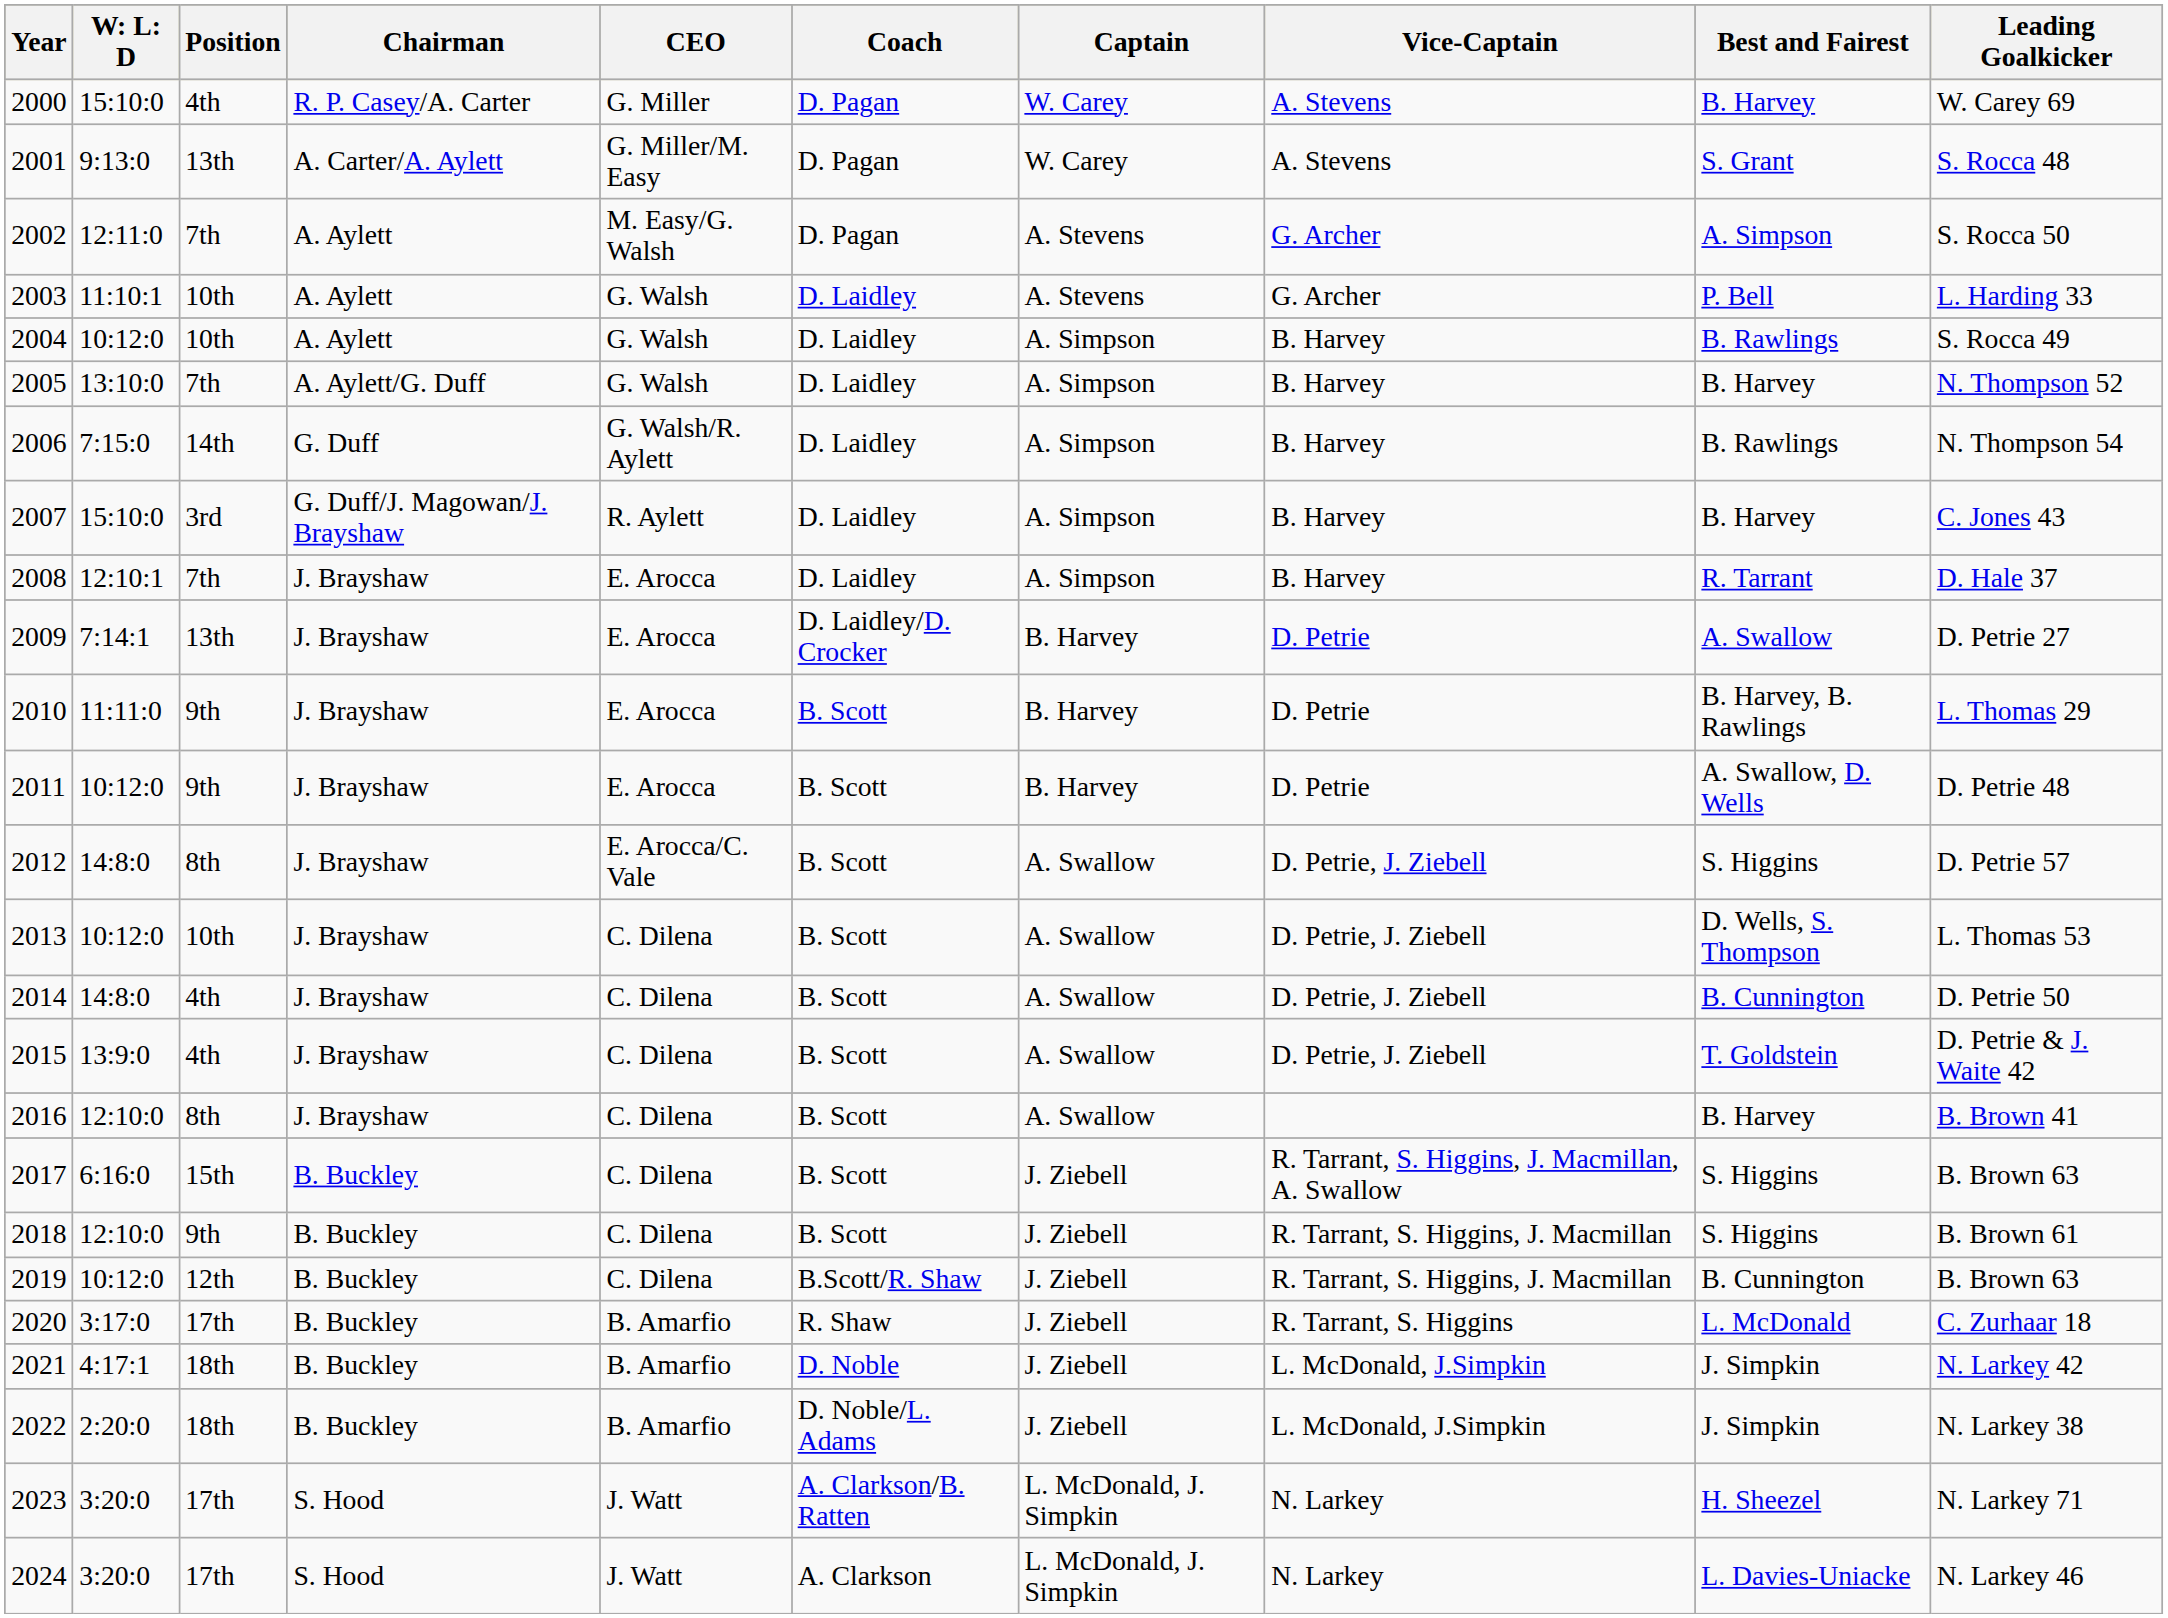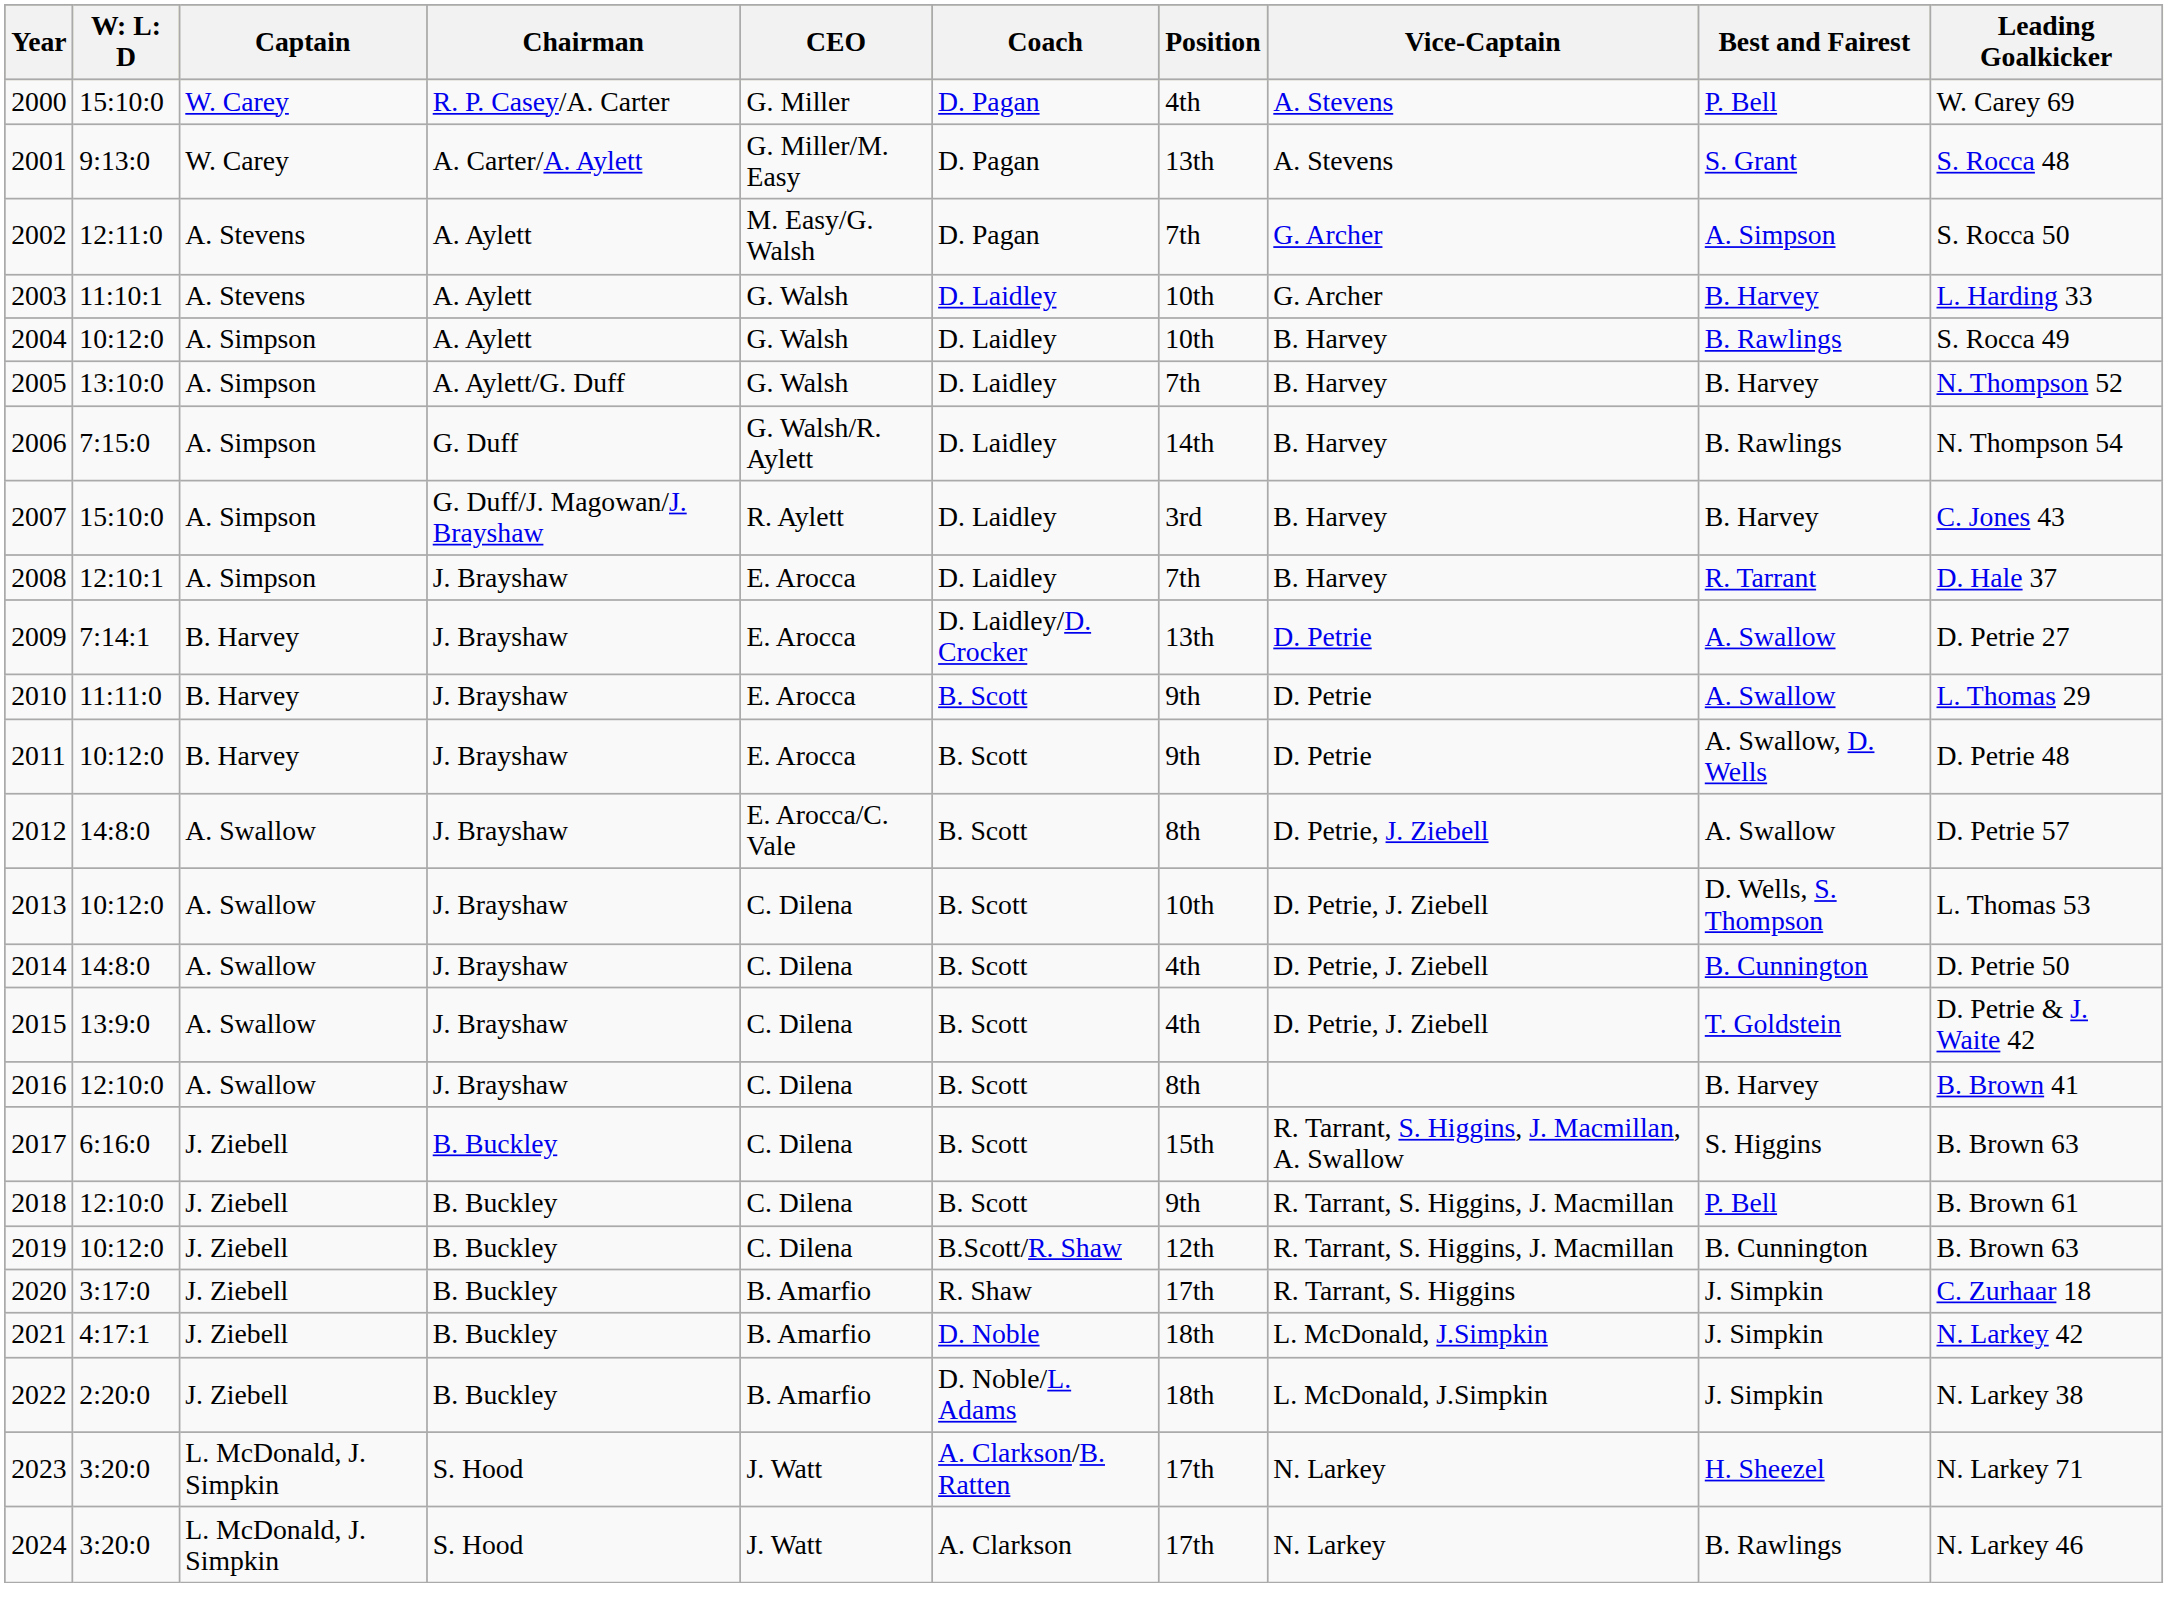columns swapped: (233, 42) <-> (1141, 42)
(1758, 101) B. Harvey -> (1741, 101) P. Bell
(1738, 295) P. Bell -> (1762, 295) B. Harvey
(1777, 711) B. Harvey, B. Rawlings -> (1770, 696) A. Swallow
(1760, 861) S. Higgins -> (1770, 830) A. Swallow
(1760, 1234) S. Higgins -> (1741, 1203) P. Bell
(1776, 1322) L. McDonald -> (1764, 1290) J. Simpkin
(1806, 1575) L. Davies-Uniacke -> (1773, 1544) B. Rawlings
